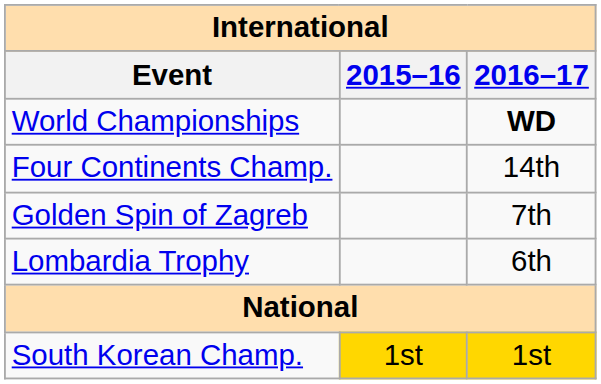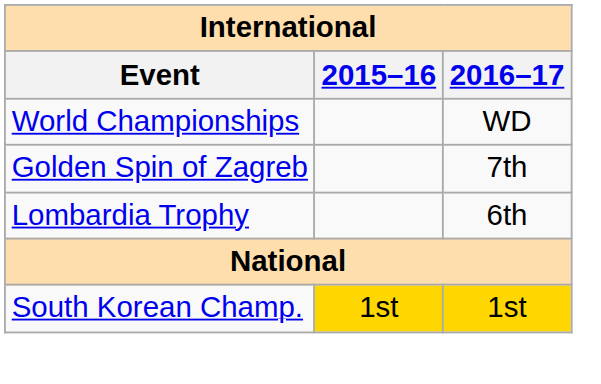(532, 121) bold -> (507, 121) normal
- row: (172, 167)
